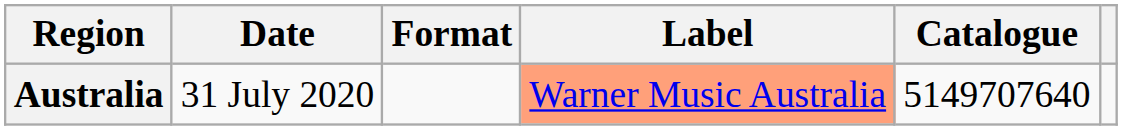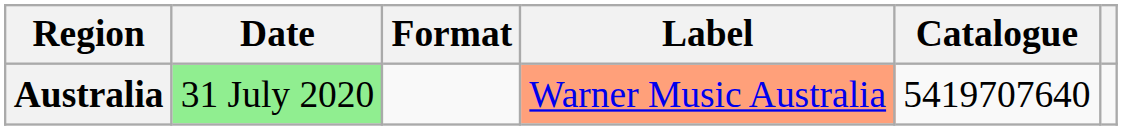(278, 93) no background -> (278, 93) lightgreen background
(997, 93) 5149707640 -> (997, 93) 5419707640
